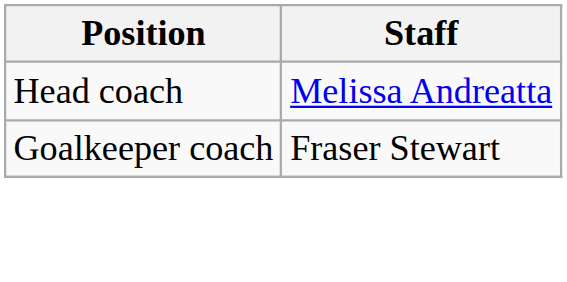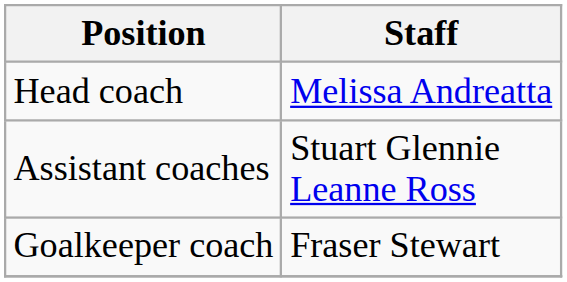+ row: (142, 168)
